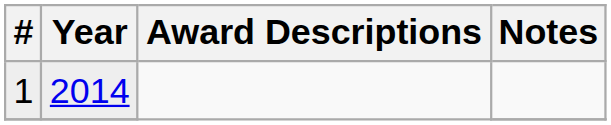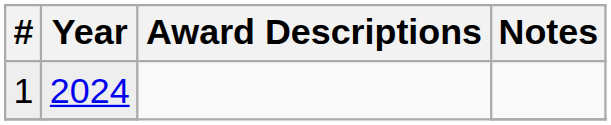(90, 89) 2014 -> (90, 89) 2024
